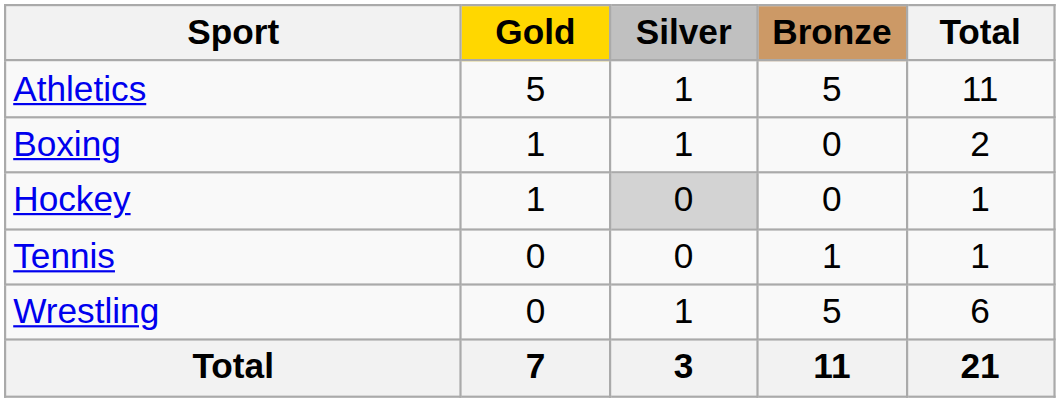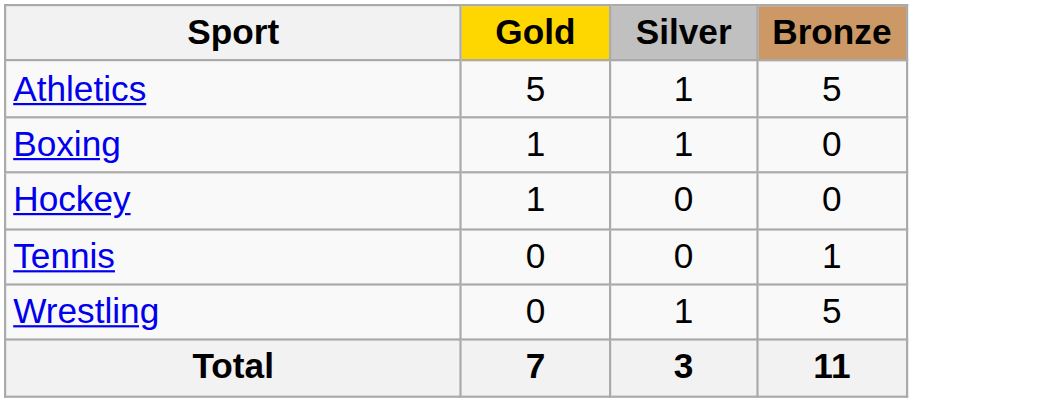- column: (980, 32)
(684, 199) lightgrey background -> (684, 199) no background
